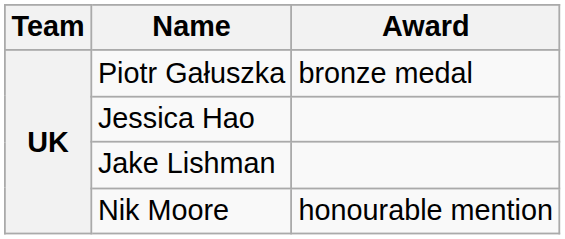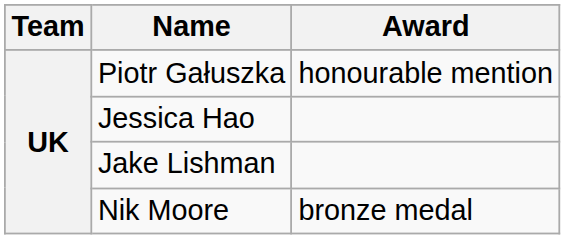(386, 73) bronze medal -> (426, 73) honourable mention
(426, 210) honourable mention -> (386, 210) bronze medal
